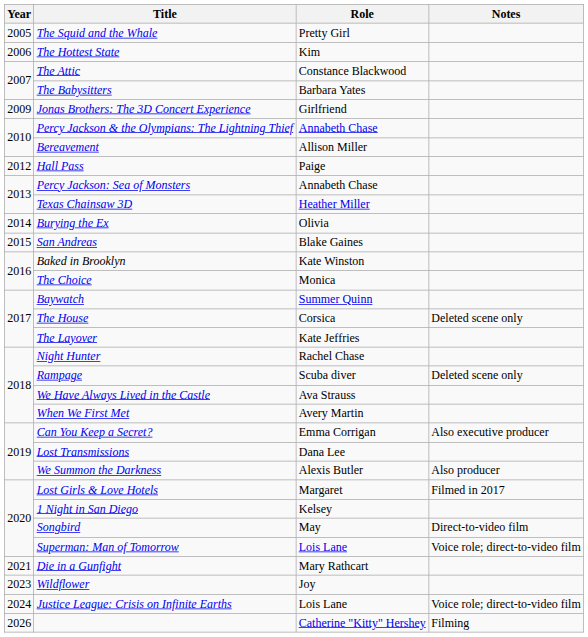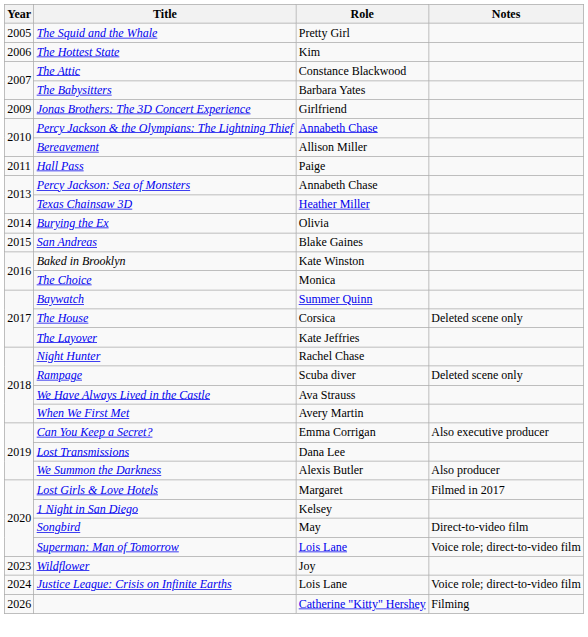(19, 166) 2012 -> (19, 166) 2011
- row: (79, 565)
